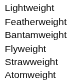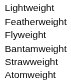rows swapped: (36, 35) <-> (25, 48)
